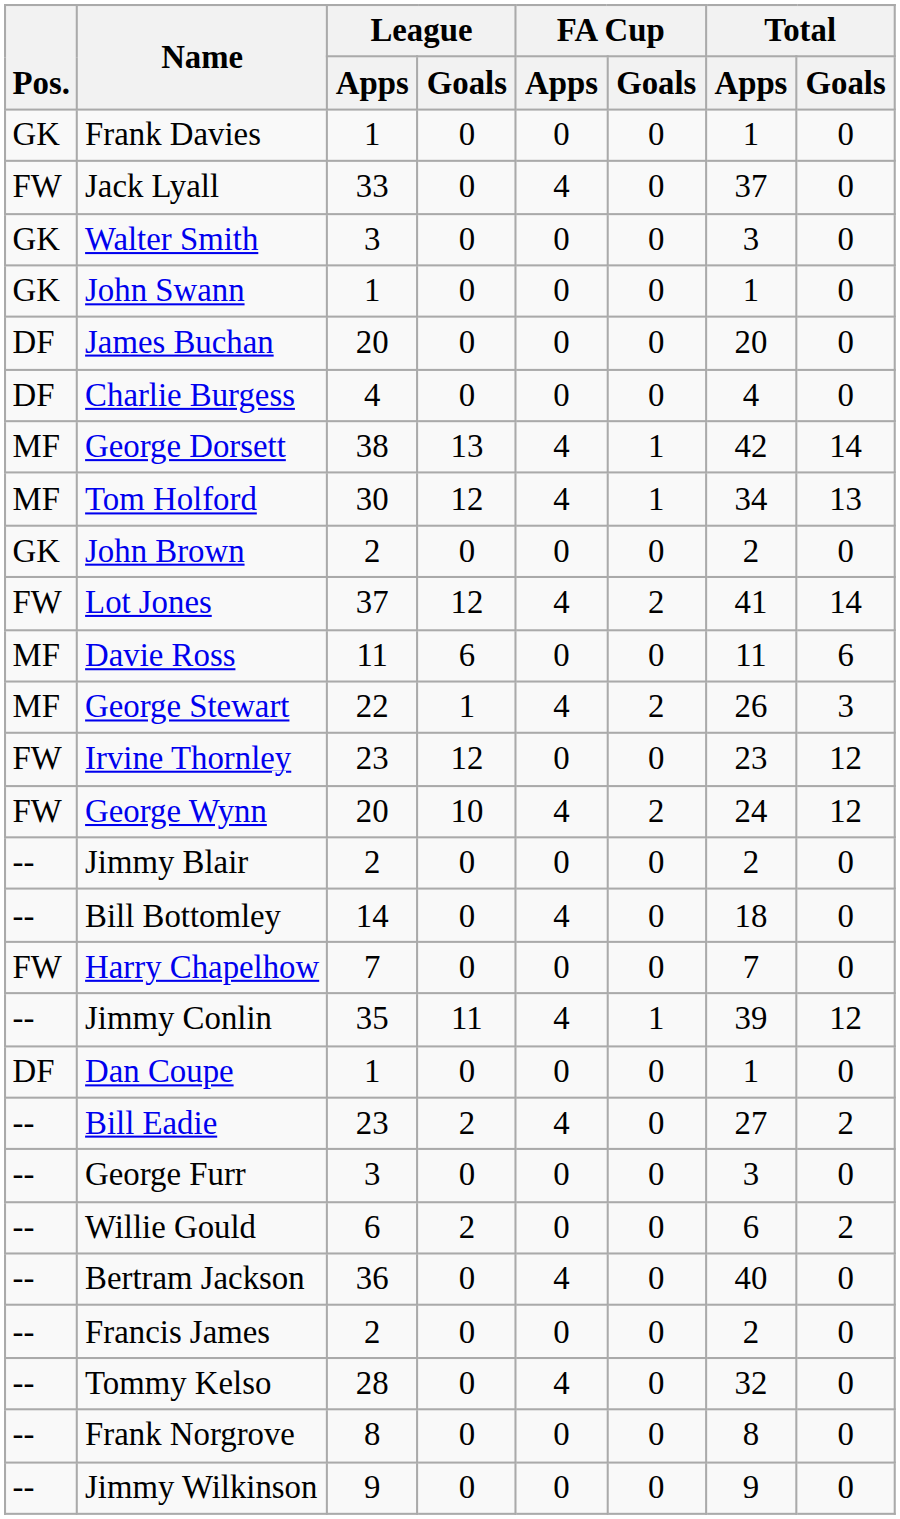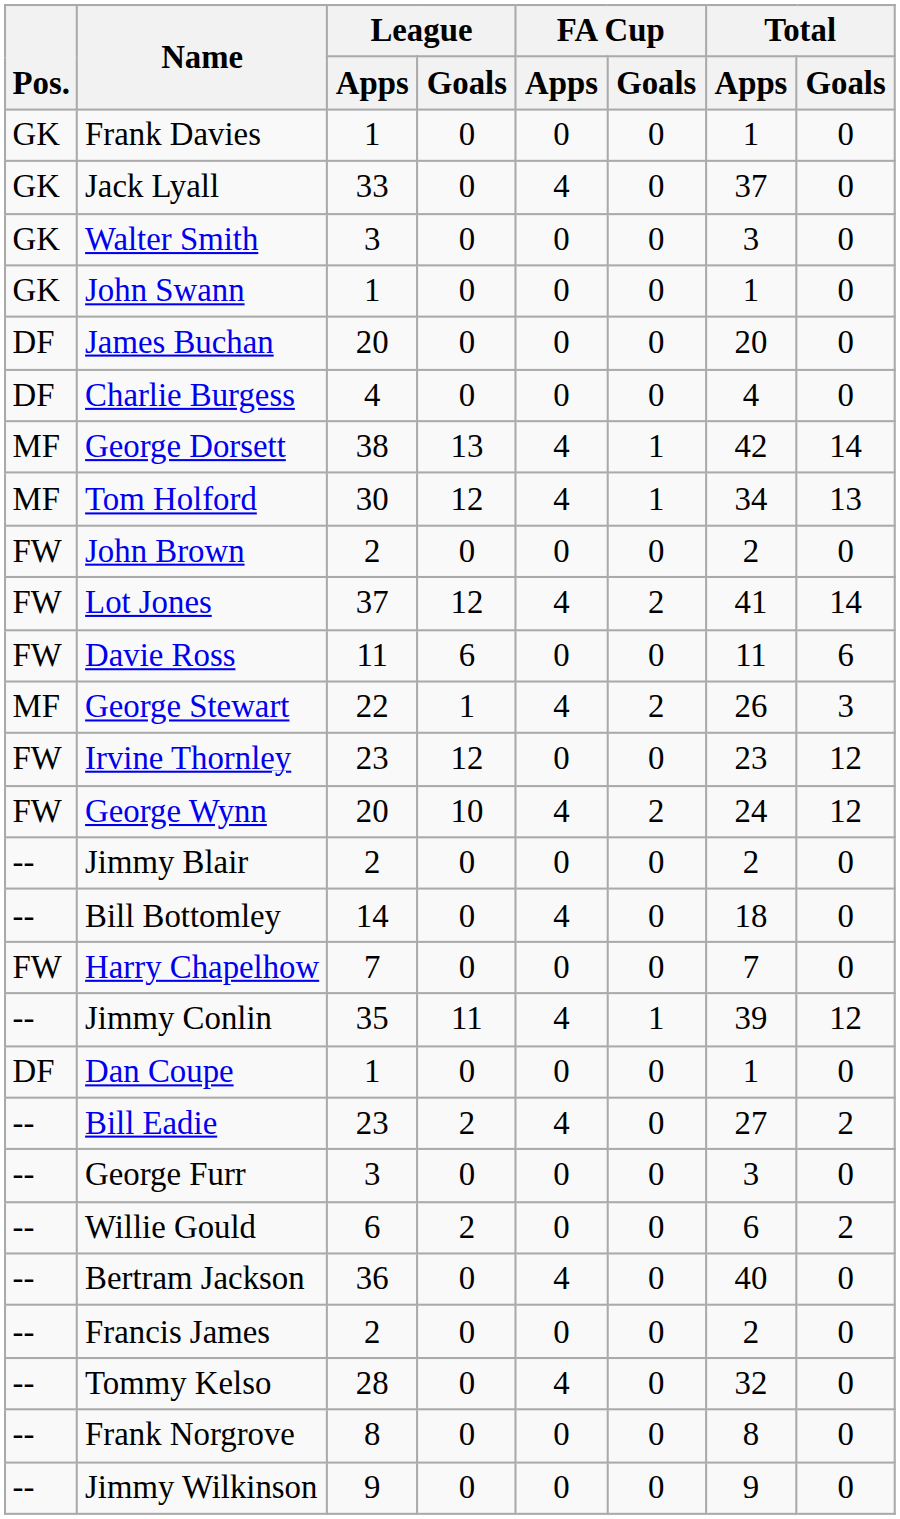(37, 186) FW -> (36, 186) GK
(36, 550) GK -> (37, 550) FW
(36, 654) MF -> (37, 654) FW
